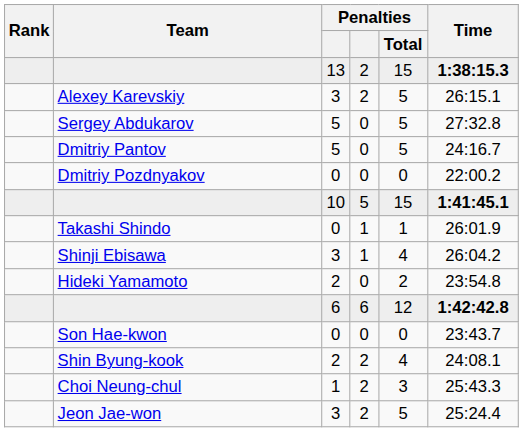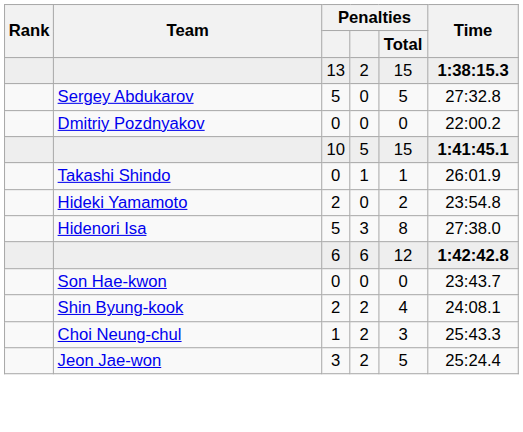- row: (121, 96)
- row: (112, 149)
- row: (112, 255)
+ row: (102, 228)
